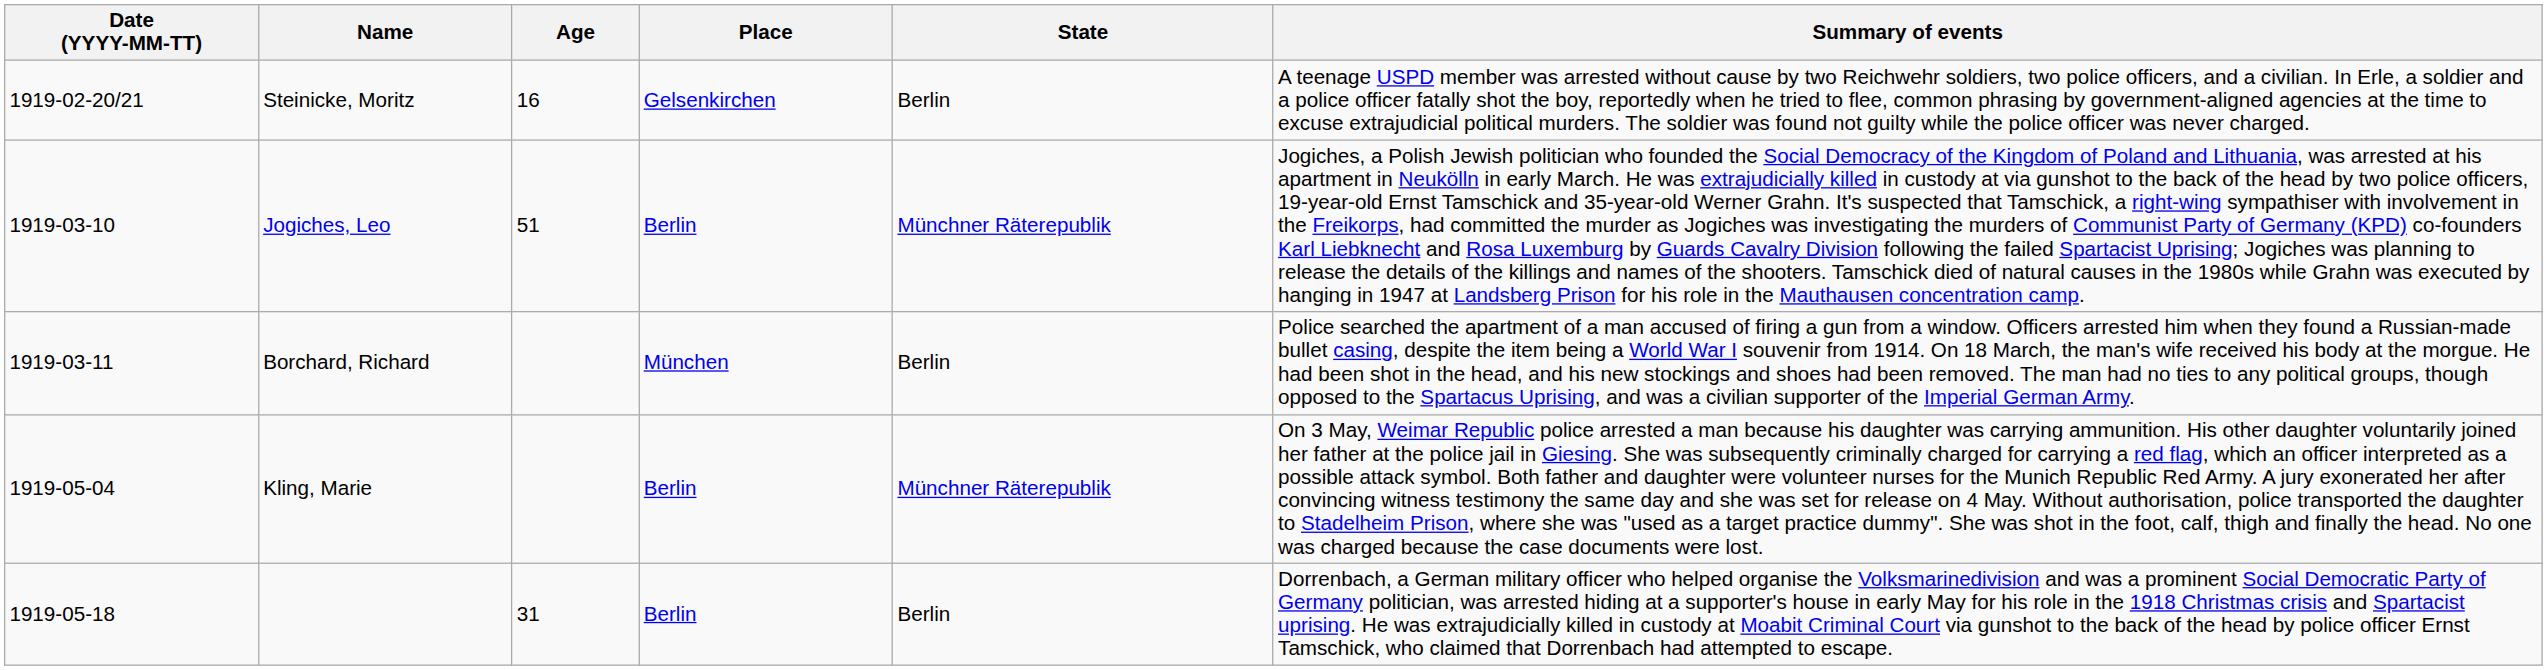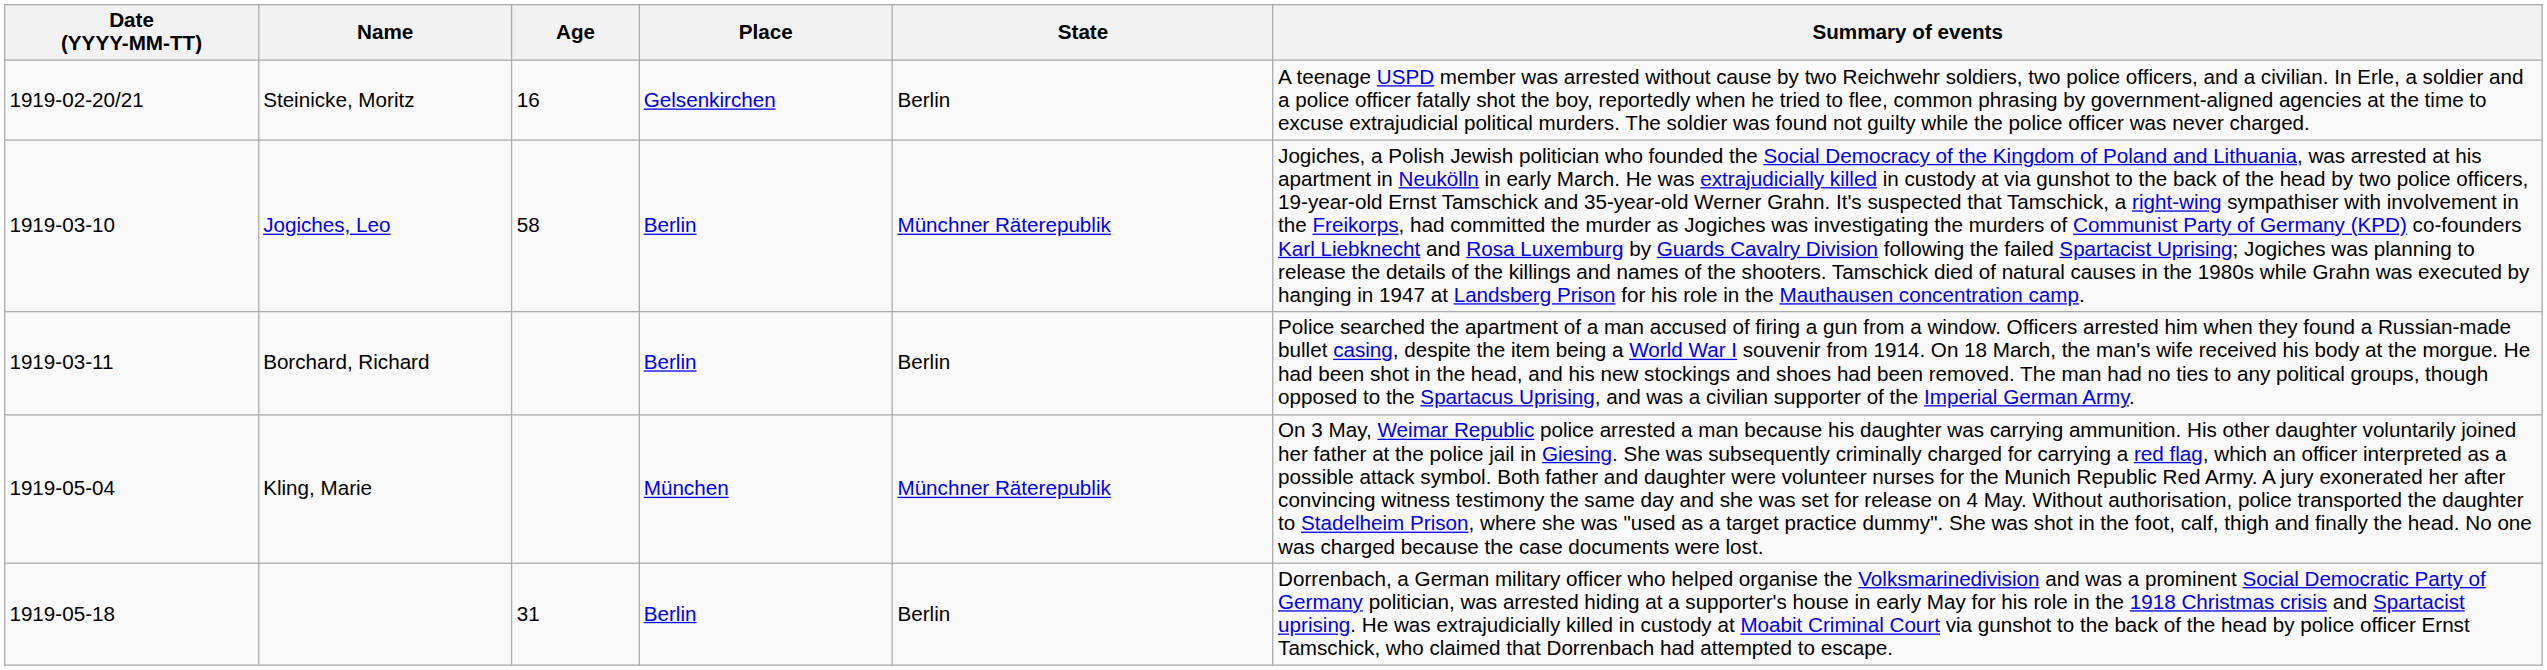(528, 225) 51 -> (528, 225) 58
(686, 362) München -> (670, 362) Berlin
(670, 488) Berlin -> (686, 488) München
